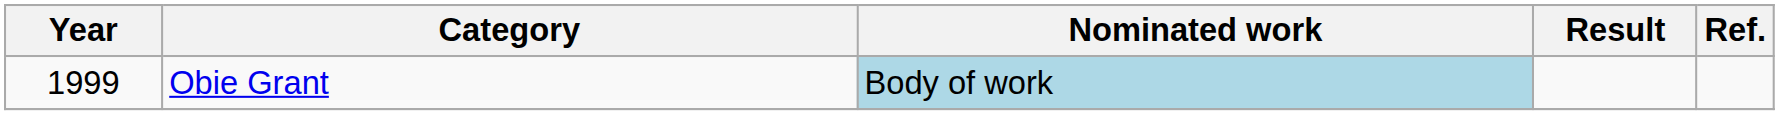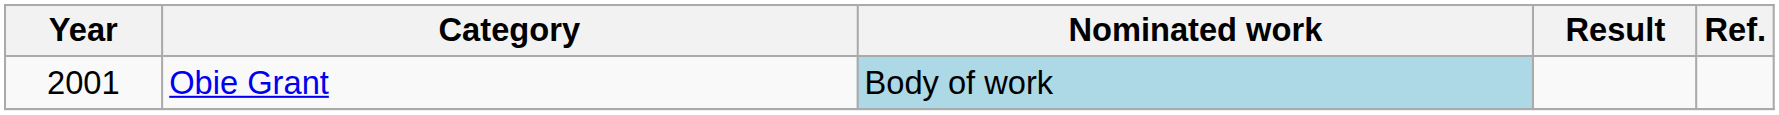(83, 82) 1999 -> (83, 82) 2001
